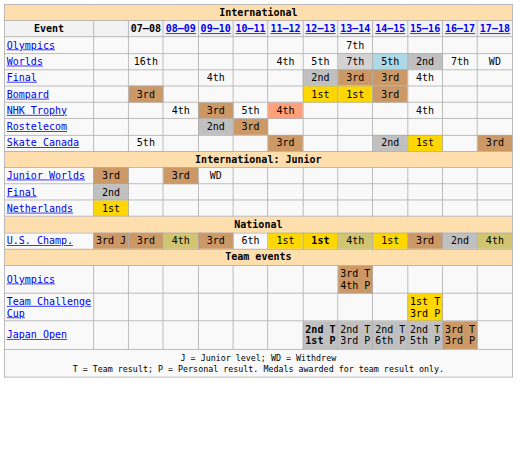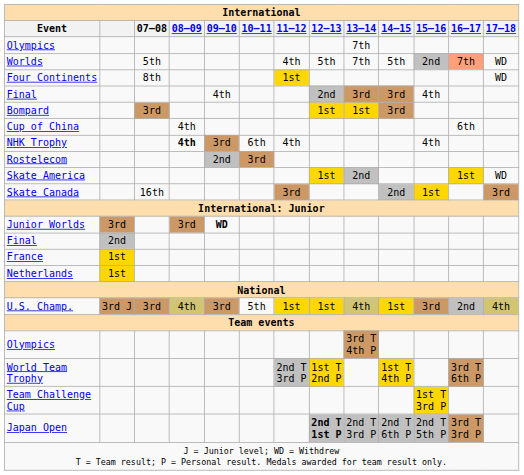(146, 61) 16th -> (152, 61) 5th
(355, 61) lightgrey background -> (361, 61) no background
(390, 61) lightblue background -> (396, 61) no background
(460, 61) no background -> (466, 61) lightsalmon background
+ row: (52, 78)
+ row: (43, 127)
(181, 110) normal -> (187, 143) bold
(251, 110) 5th -> (257, 143) 6th
(285, 110) lightsalmon background -> (292, 143) no background
+ row: (46, 176)
(146, 143) 5th -> (152, 192) 16th
(216, 176) normal -> (222, 225) bold
+ row: (25, 257)
(251, 241) 6th -> (257, 306) 5th
(320, 241) bold -> (326, 306) normal
+ row: (37, 372)
